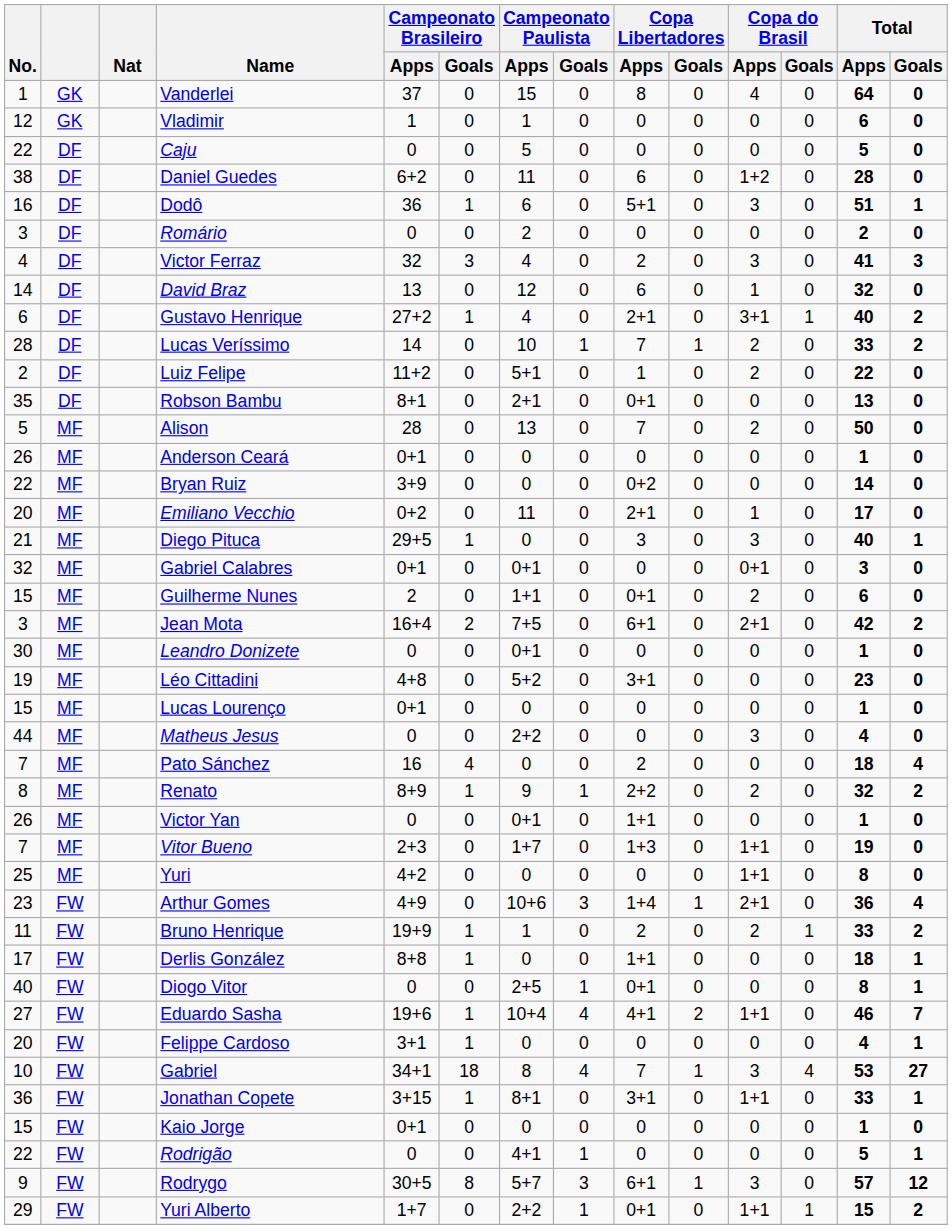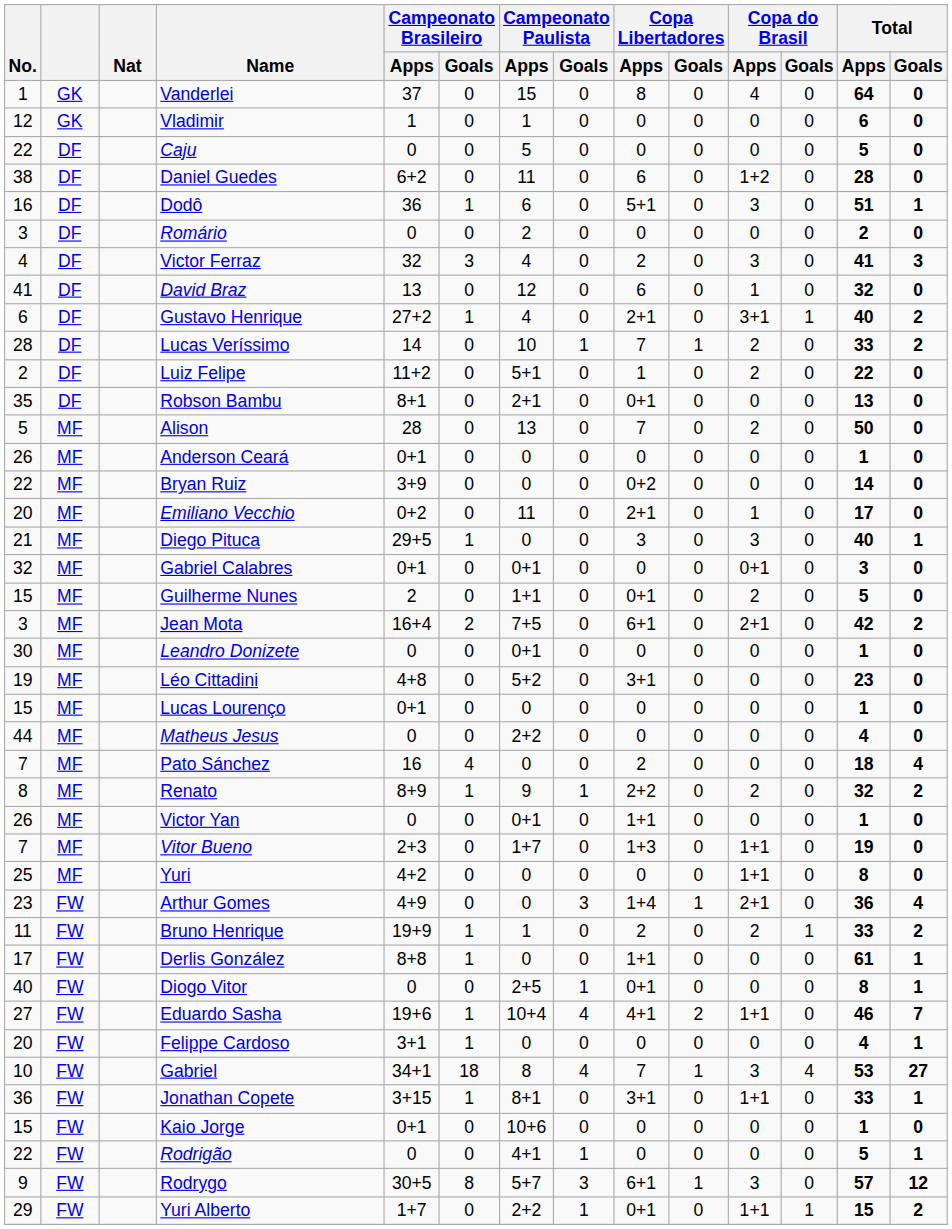(23, 289) 14 -> (23, 289) 41
(864, 596) 6 -> (864, 596) 5
(755, 736) 3 -> (755, 736) 0
(526, 903) 10+6 -> (526, 903) 0
(864, 959) 18 -> (864, 959) 61
(526, 1126) 0 -> (526, 1126) 10+6
